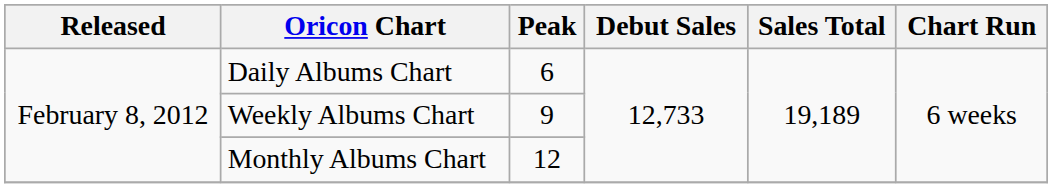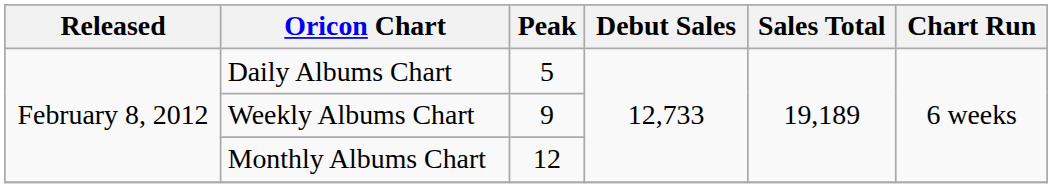(547, 70) 6 -> (547, 70) 5
